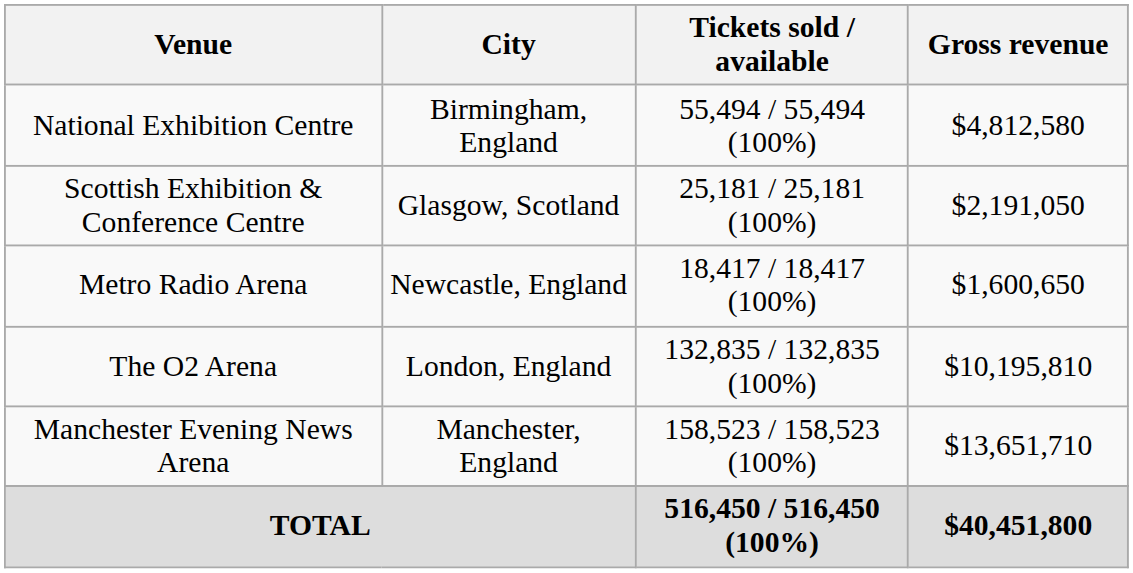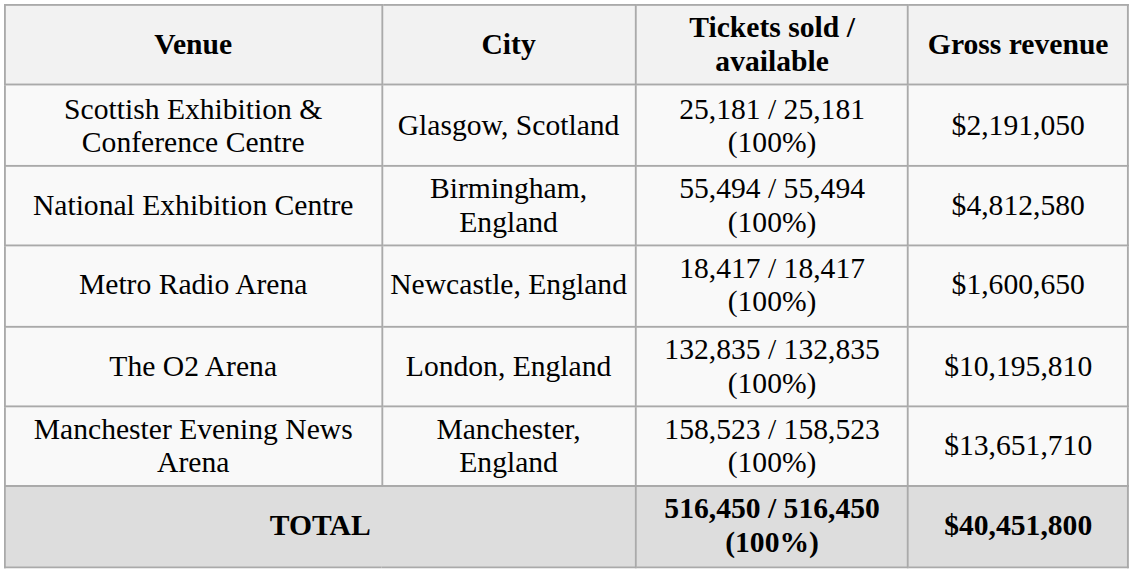rows swapped: (193, 124) <-> (193, 205)
